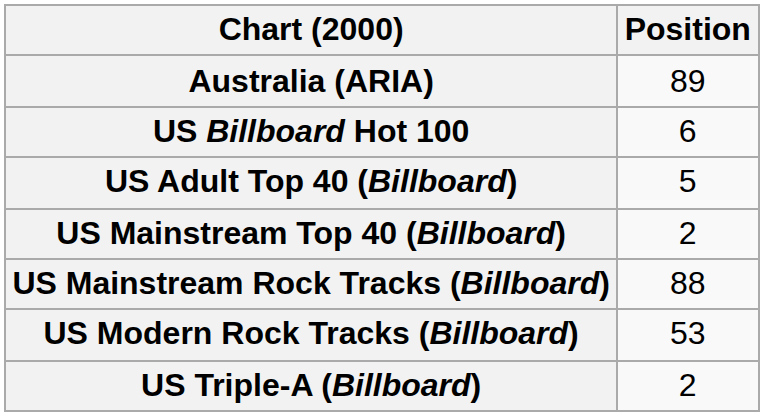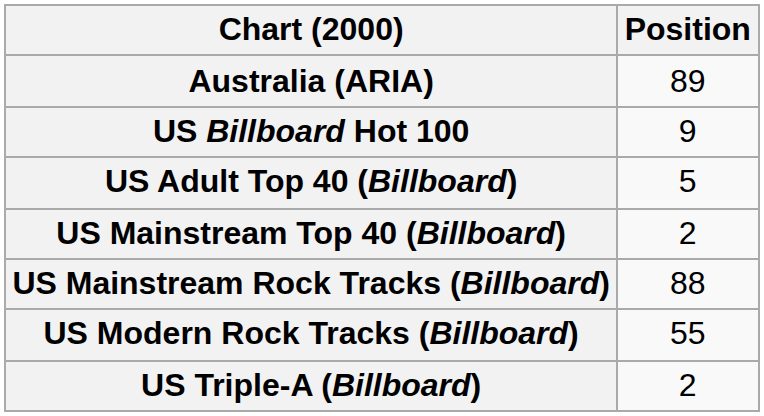(688, 131) 6 -> (688, 131) 9
(688, 334) 53 -> (688, 334) 55
